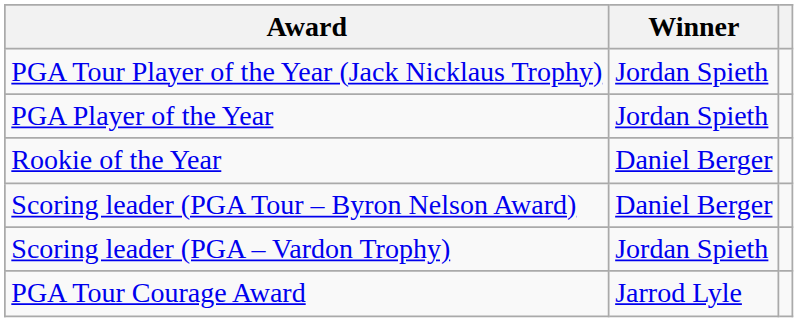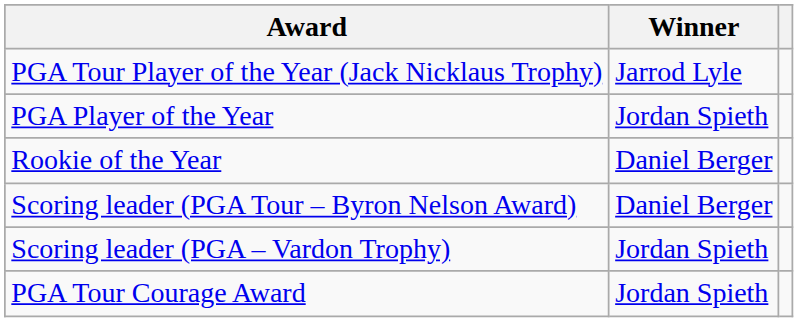(692, 71) Jordan Spieth -> (679, 71) Jarrod Lyle
(679, 293) Jarrod Lyle -> (692, 293) Jordan Spieth
